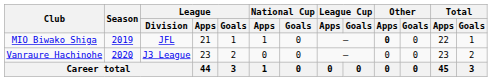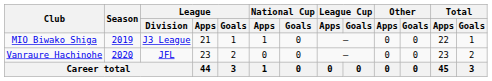(167, 40) JFL -> (167, 40) J3 League
(387, 40) bold -> (387, 40) normal
(167, 55) J3 League -> (167, 55) JFL
